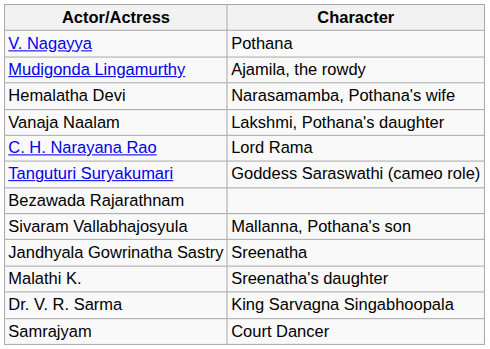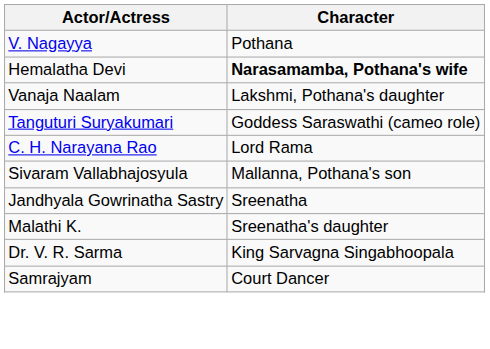- row: (97, 69)
(343, 95) normal -> (349, 69) bold
rows swapped: (83, 148) <-> (91, 174)
- row: (96, 200)
